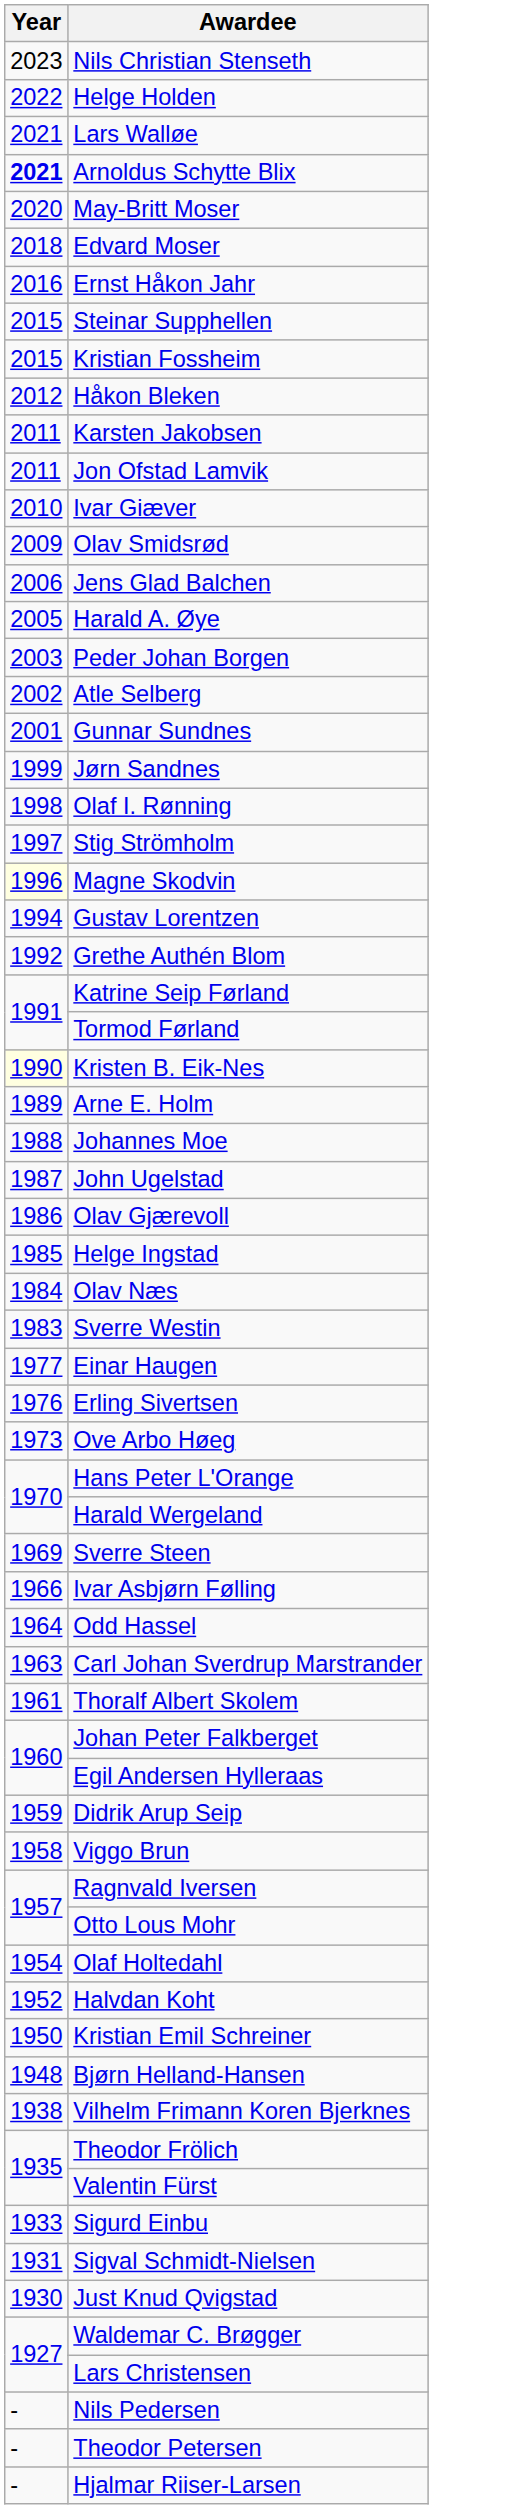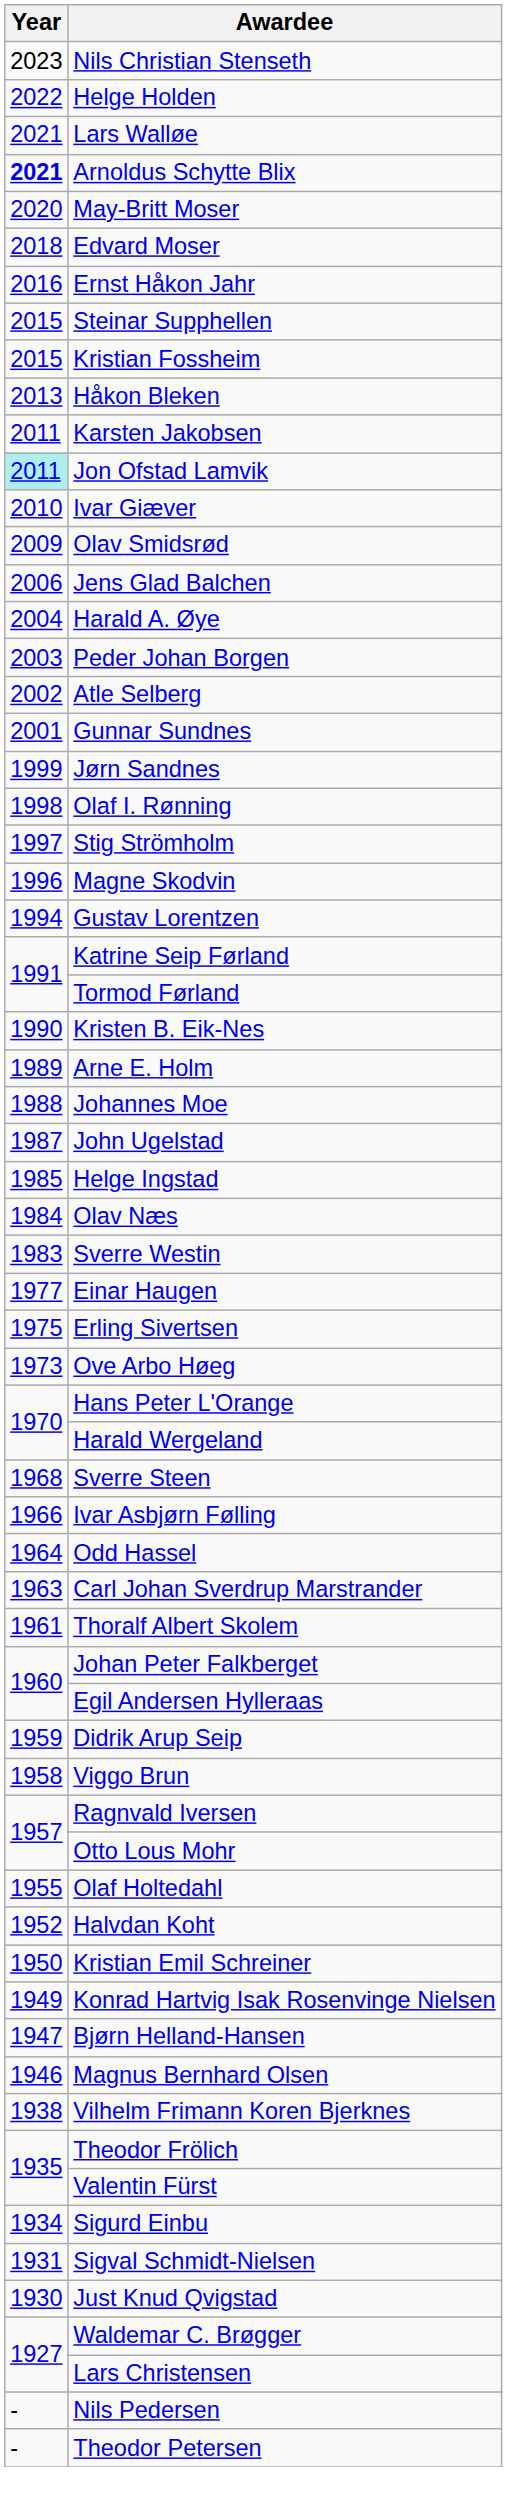(36, 396) 2012 -> (36, 396) 2013
(35, 470) no background -> (35, 470) paleturquoise background
(36, 619) 2005 -> (36, 619) 2004
(36, 881) lightyellow background -> (36, 881) no background
- row: (179, 955)
(36, 1067) lightyellow background -> (36, 1030) no background
- row: (151, 1216)
(36, 1403) 1976 -> (36, 1328) 1975
(36, 1552) 1969 -> (36, 1477) 1968
(36, 1962) 1954 -> (36, 1888) 1955
+ row: (284, 2000)
(36, 2074) 1948 -> (36, 2037) 1947
+ row: (201, 2074)
(36, 2223) 1933 -> (36, 2223) 1934
- row: (187, 2485)
